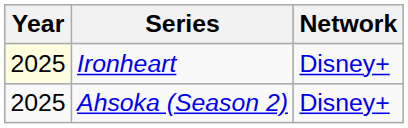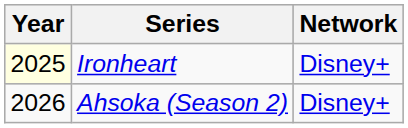(38, 102) 2025 -> (38, 102) 2026
